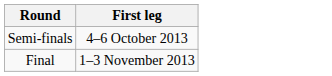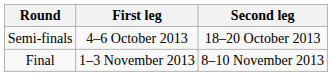+ column: (263, 15)
